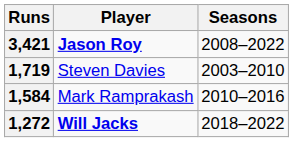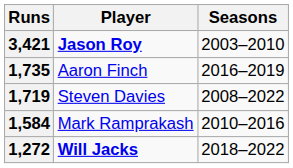(243, 44) 2008–2022 -> (243, 44) 2003–2010
+ row: (29, 70)
(243, 70) 2003–2010 -> (243, 96) 2008–2022
